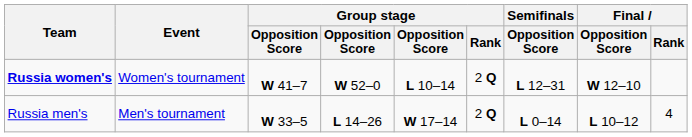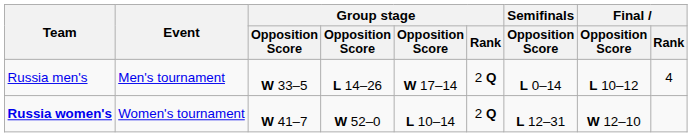rows swapped: (48, 114) <-> (60, 78)
